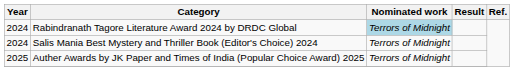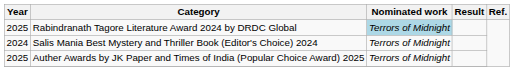(17, 27) 2024 -> (17, 27) 2025
